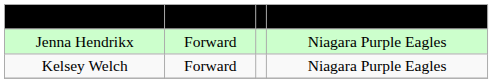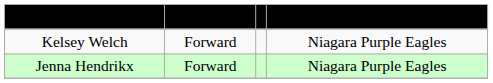rows swapped: (85, 41) <-> (85, 66)
